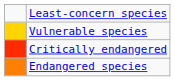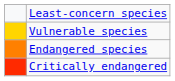rows swapped: (88, 67) <-> (98, 49)
